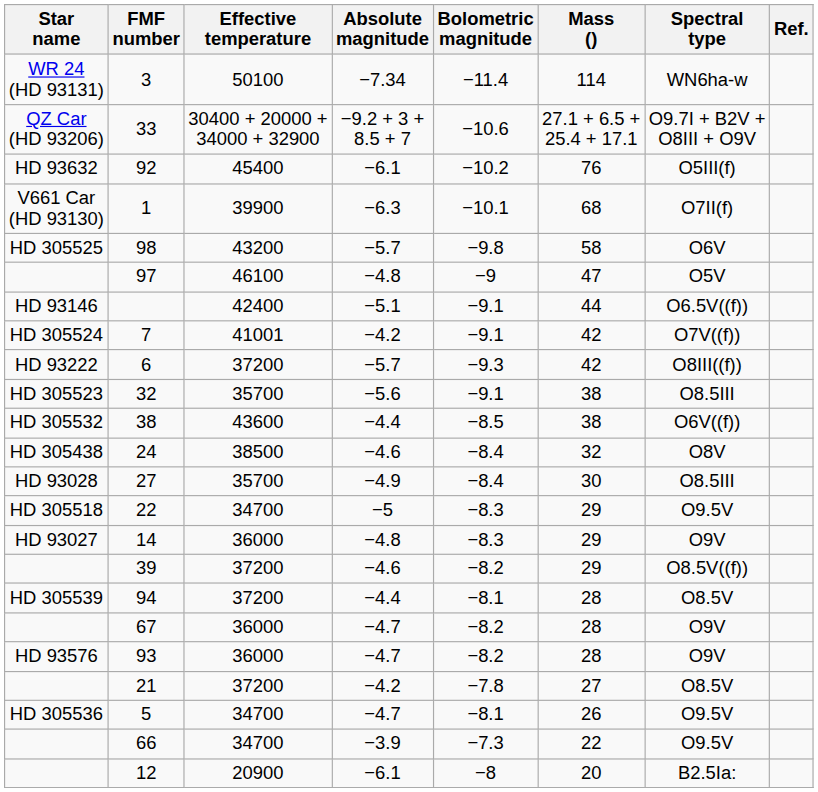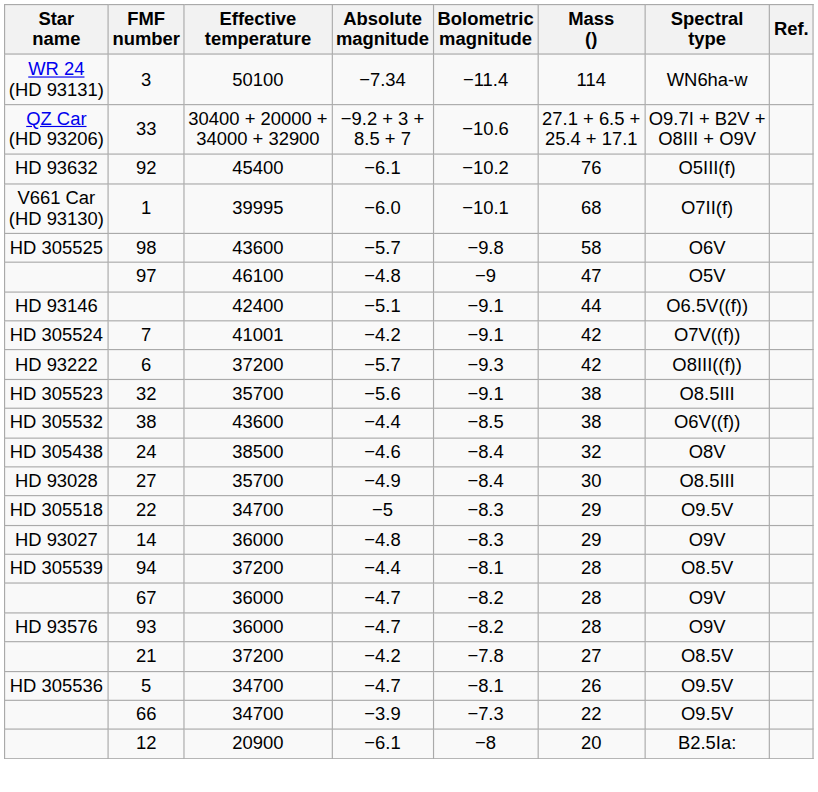(258, 208) 39900 -> (258, 208) 39995
(383, 208) −6.3 -> (383, 208) −6.0
(258, 247) 43200 -> (258, 247) 43600
- row: (56, 569)
